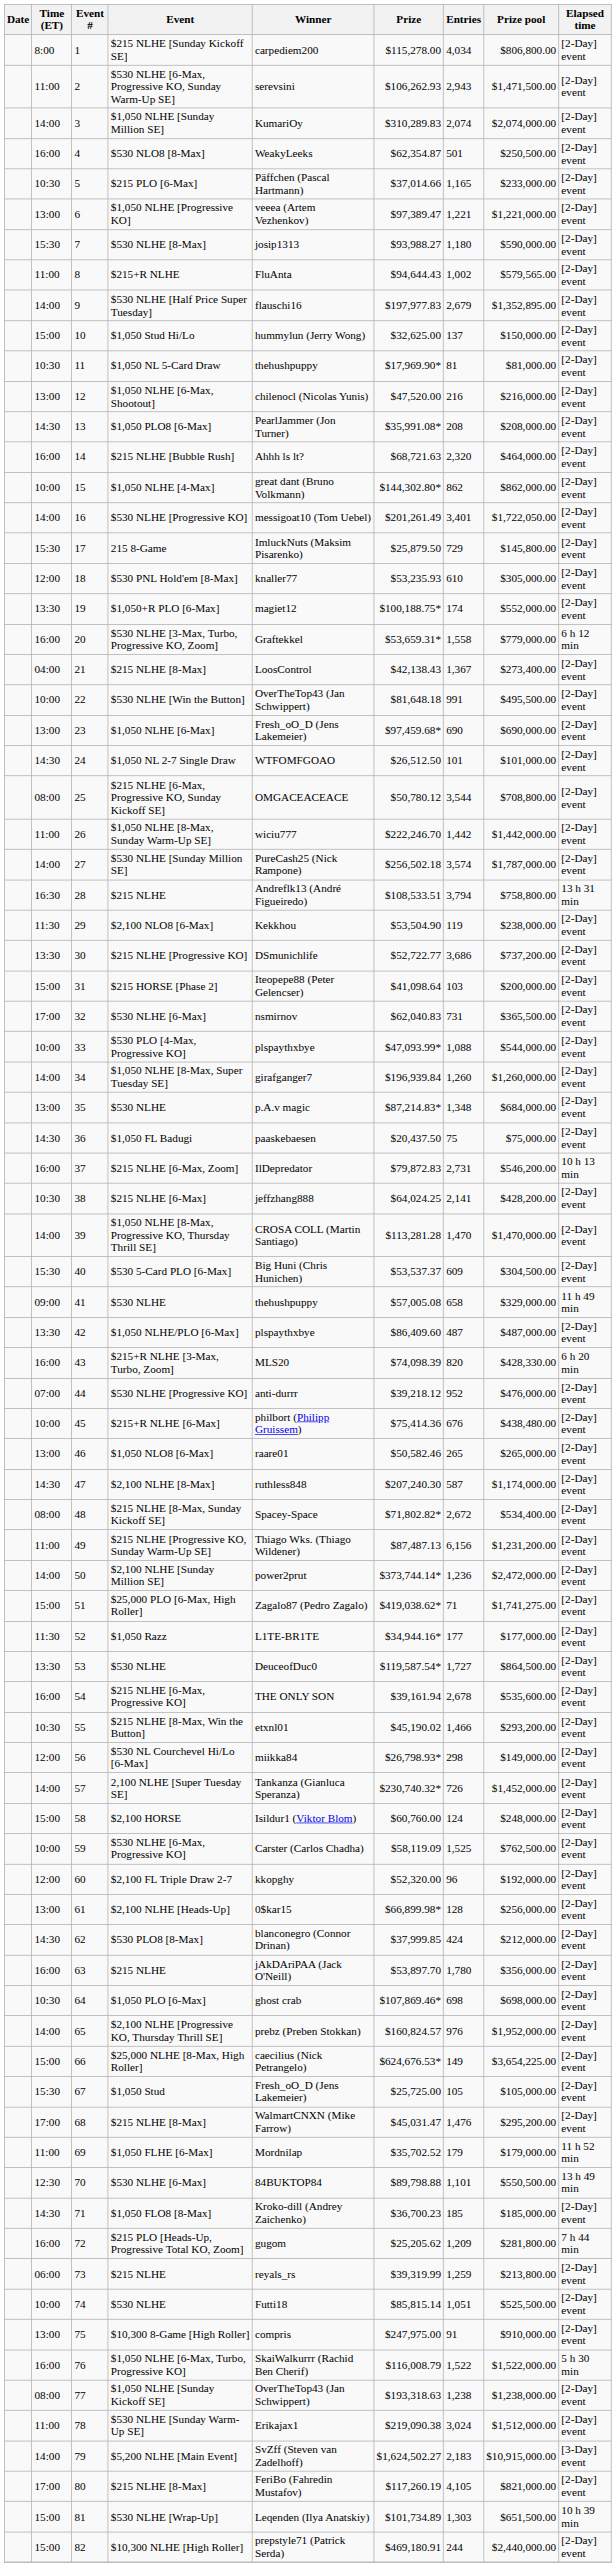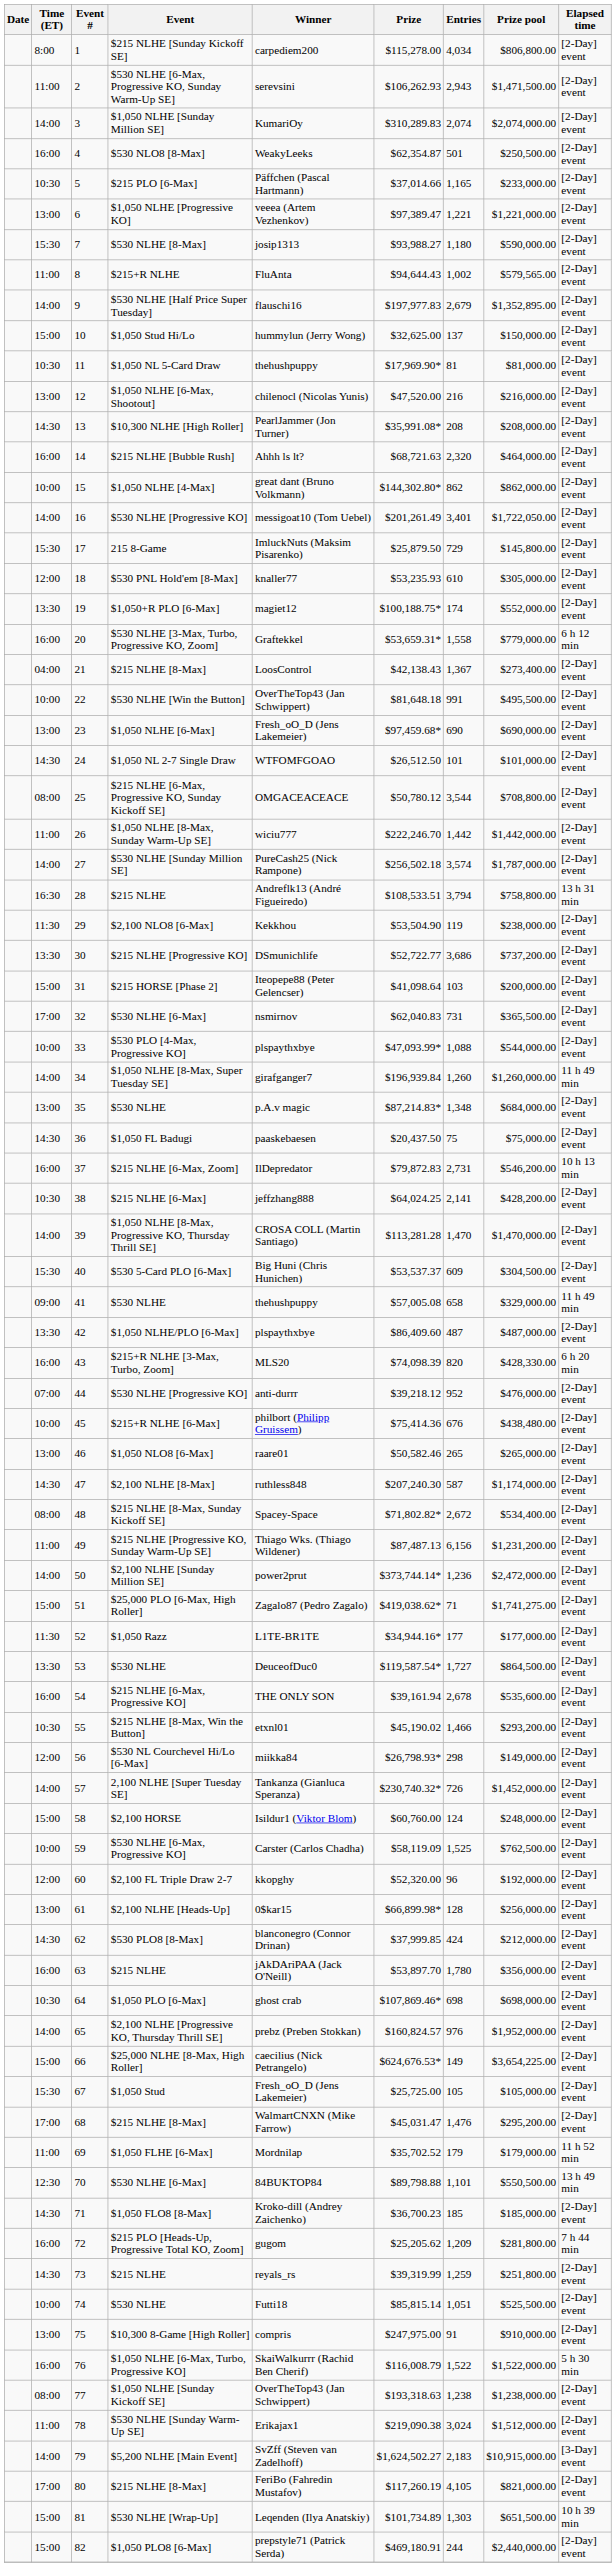(161, 426) $1,050 PLO8 [6-Max] -> (177, 426) $10,300 NLHE [High Roller]
(579, 1077) [2-Day] event -> (578, 1077) 11 h 49 min
(47, 2273) 06:00 -> (47, 2273) 14:30
(528, 2273) $213,800.00 -> (528, 2273) $251,800.00
(177, 2547) $10,300 NLHE [High Roller] -> (161, 2547) $1,050 PLO8 [6-Max]
